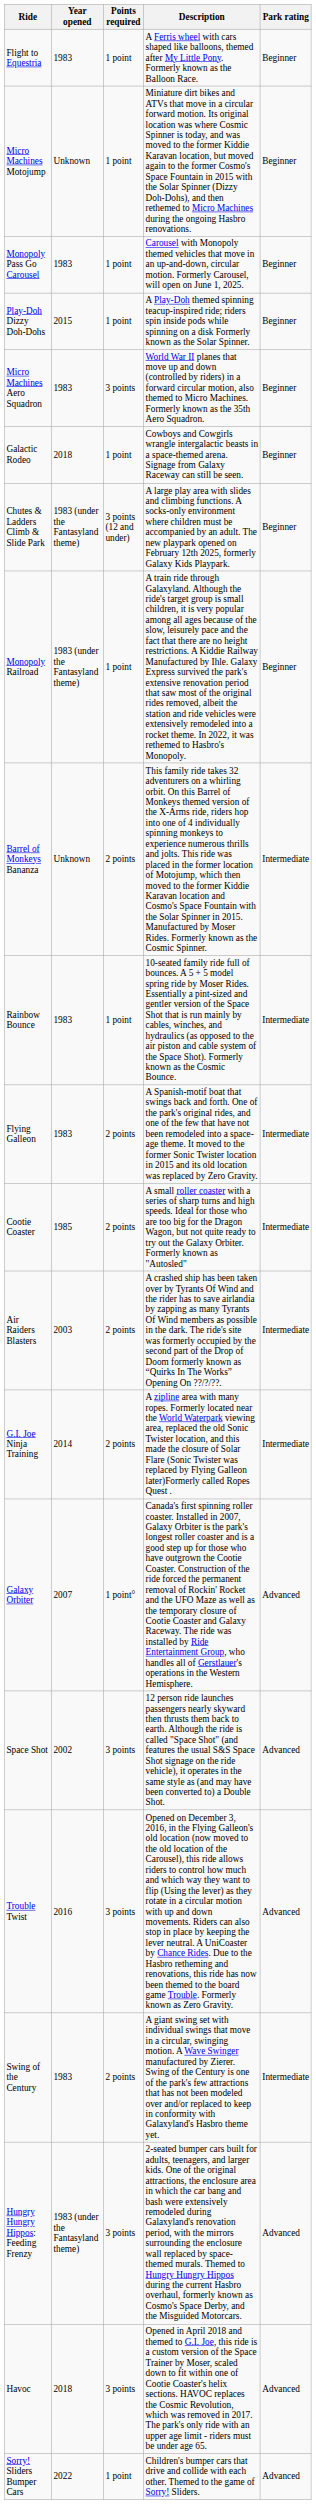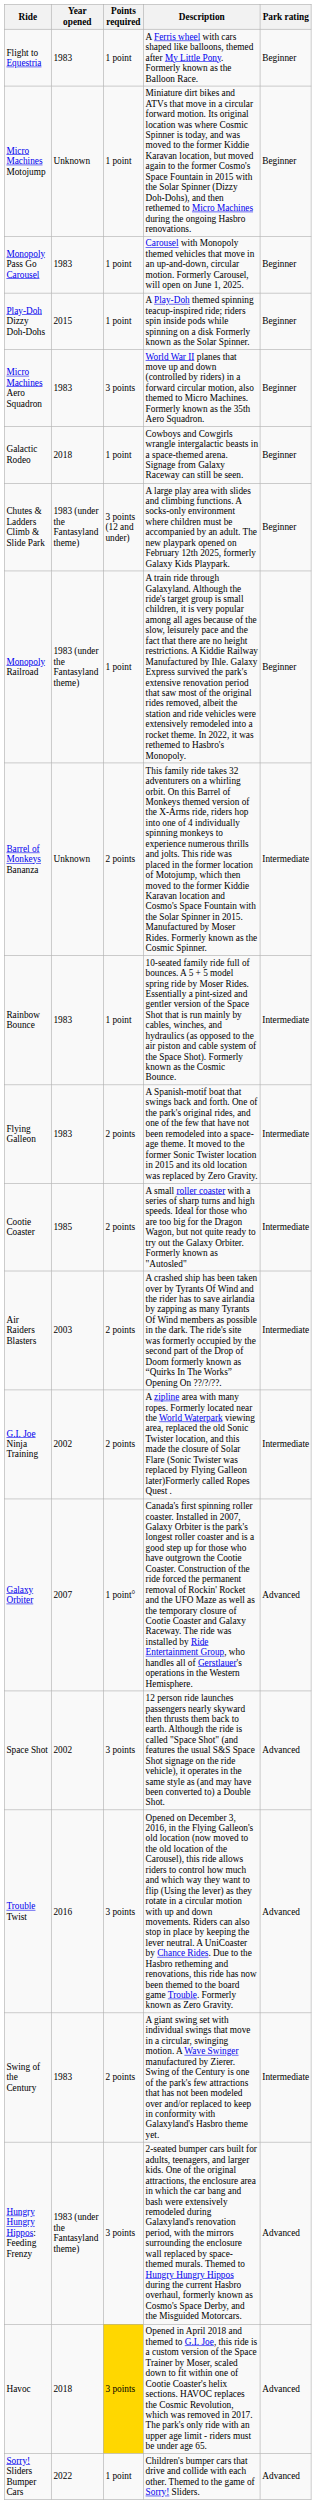(63, 1444) 2014 -> (63, 1444) 2002
(120, 2388) no background -> (120, 2388) gold background
